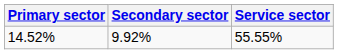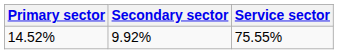(258, 37) 55.55% -> (258, 37) 75.55%
